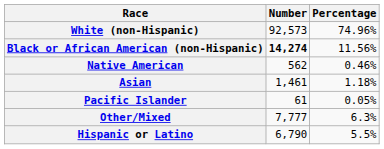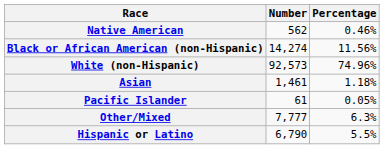rows swapped: (135, 30) <-> (135, 65)
(288, 48) bold -> (288, 48) normal
